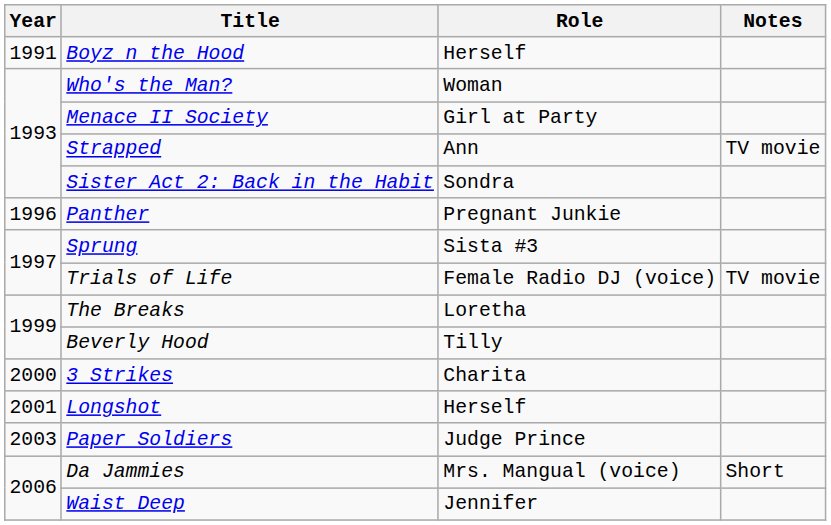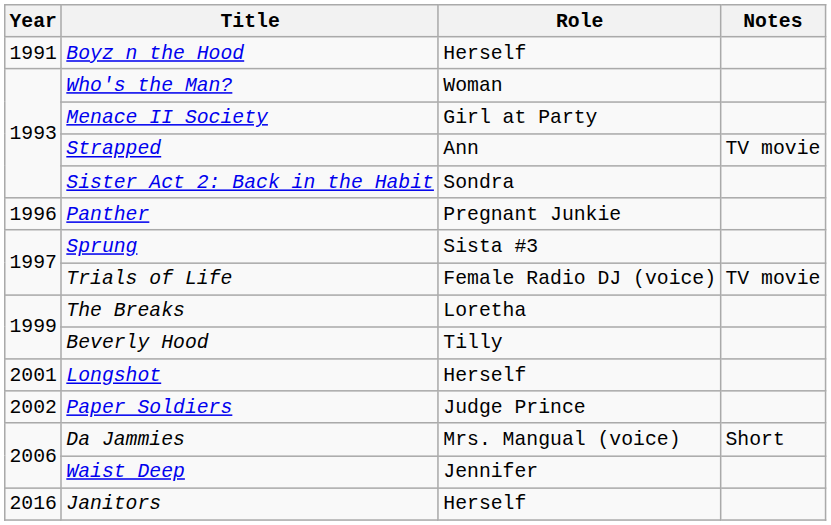- row: (120, 375)
(33, 440) 2003 -> (33, 407) 2002
+ row: (114, 504)
